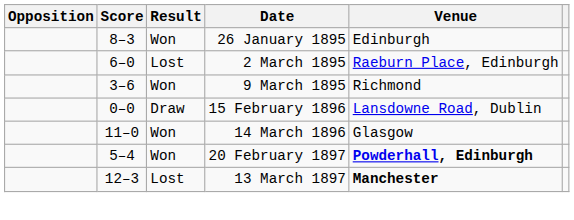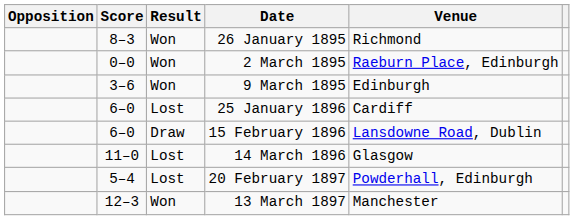(391, 40) Edinburgh -> (387, 40) Richmond
(122, 63) 6–0 -> (122, 63) 0–0
(167, 63) Lost -> (163, 63) Won
(387, 86) Richmond -> (391, 86) Edinburgh
+ row: (282, 109)
(122, 109) 0–0 -> (122, 133) 6–0
(163, 133) Won -> (167, 156) Lost
(163, 156) Won -> (167, 179) Lost
(443, 156) bold -> (443, 179) normal
(167, 179) Lost -> (163, 203) Won
(396, 179) bold -> (396, 203) normal
